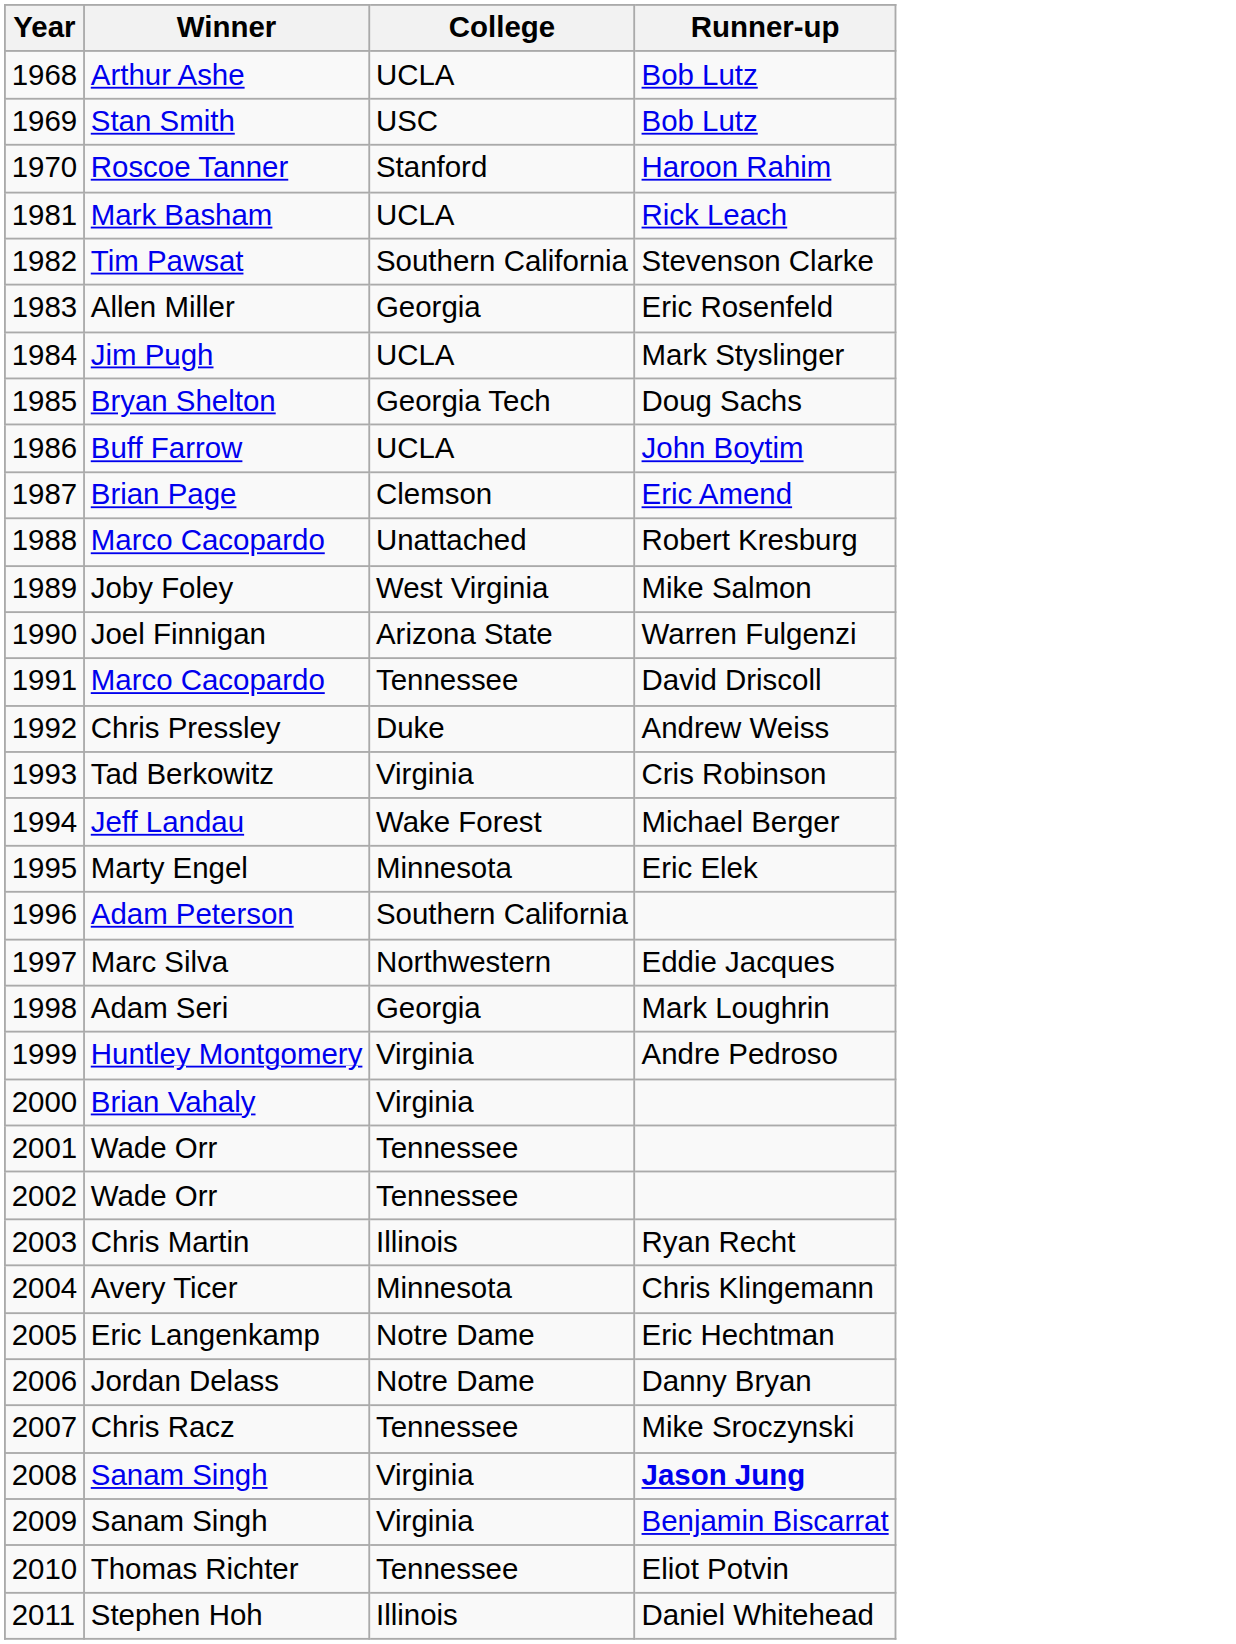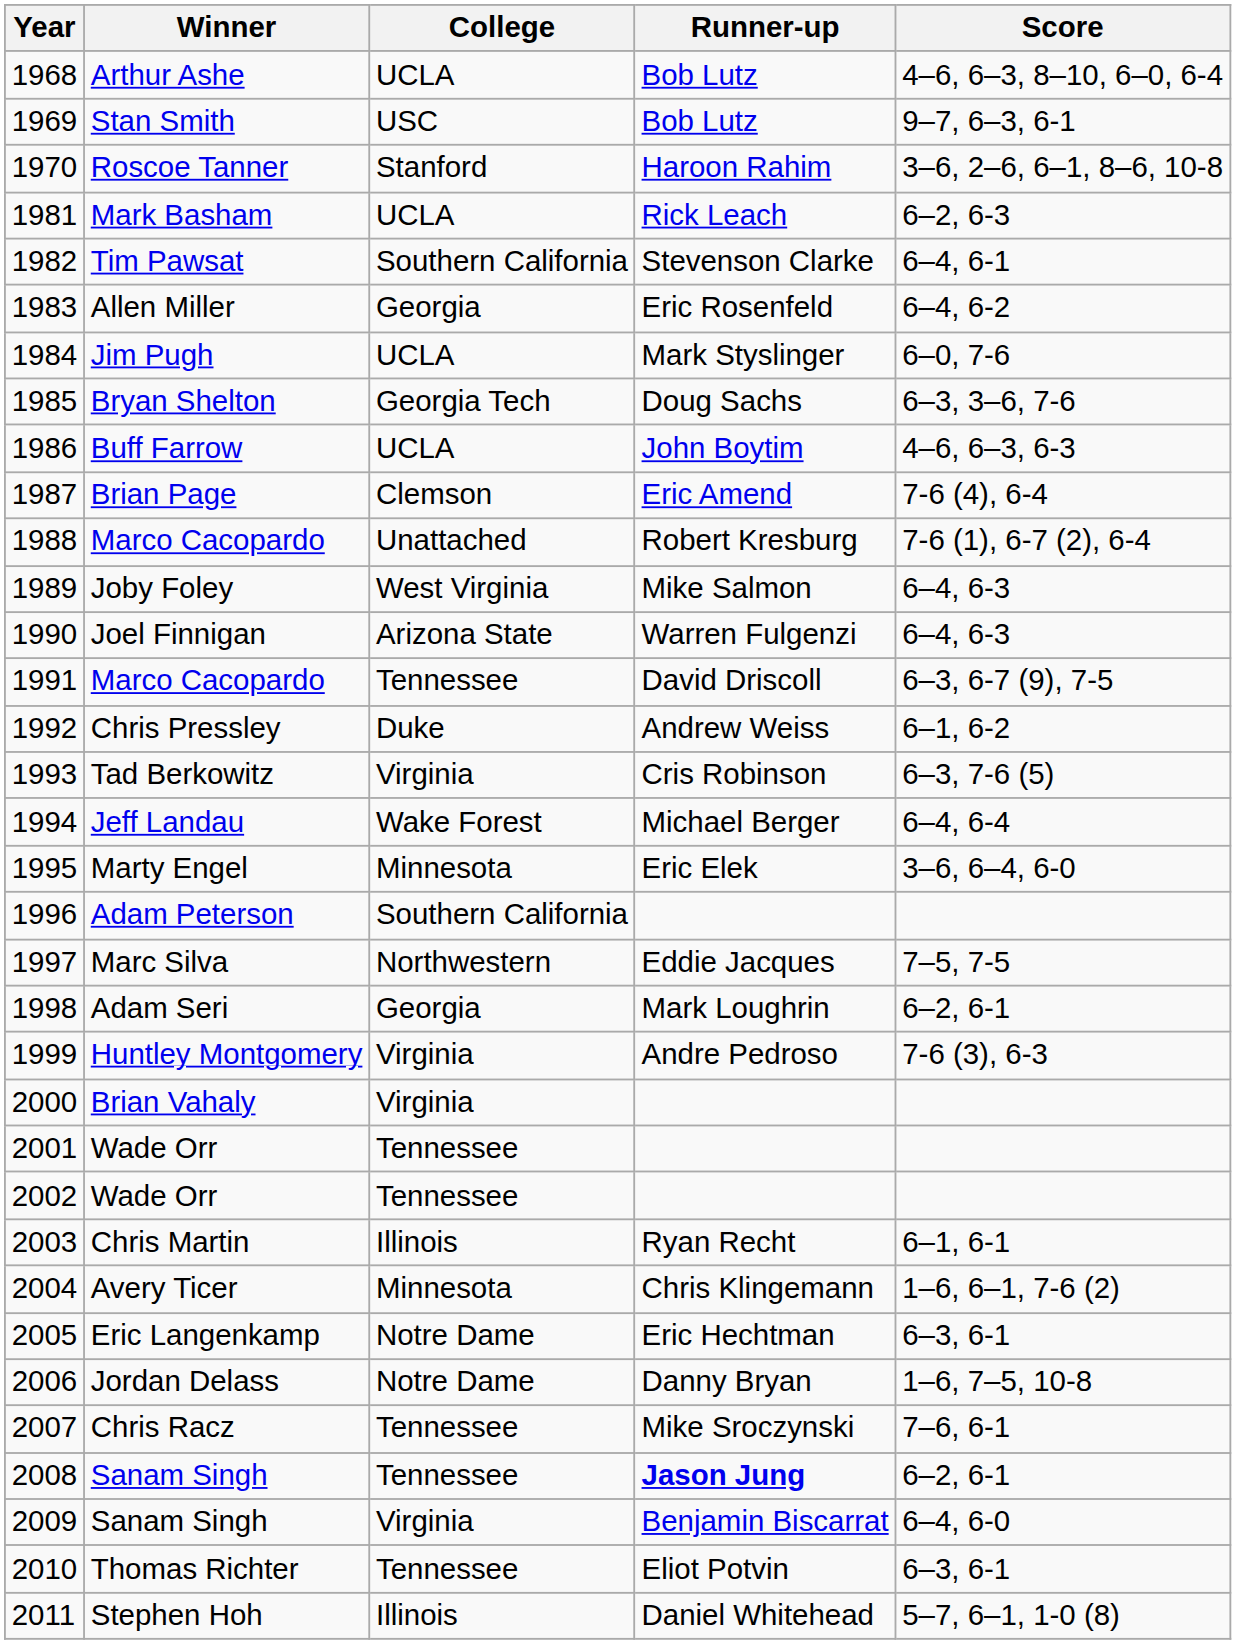+ column: (1063, 27)
(425, 1475) Virginia -> (447, 1475) Tennessee
